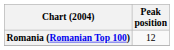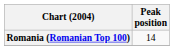(151, 38) 12 -> (151, 38) 14
